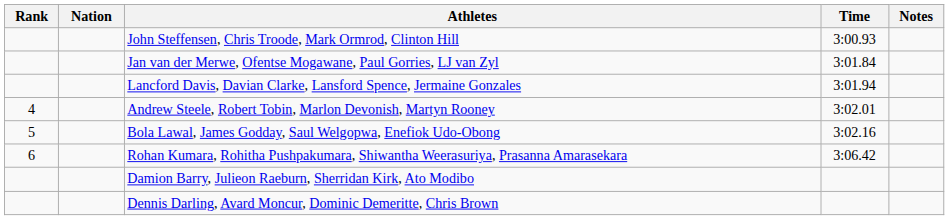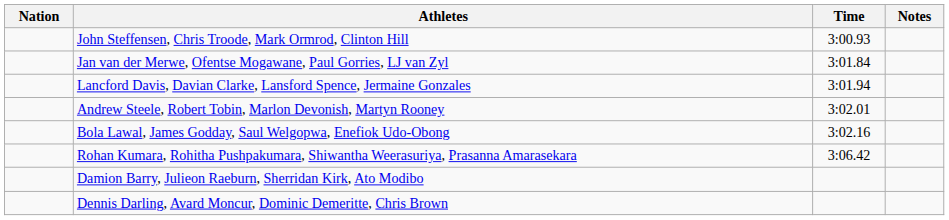- column: (32, 16)
